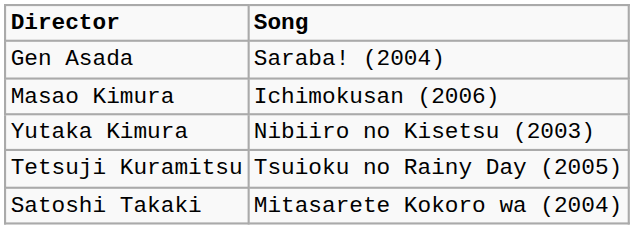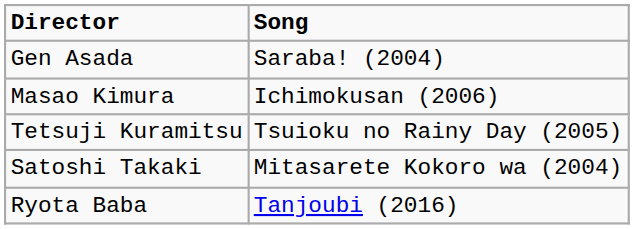- row: (99, 132)
+ row: (79, 205)
